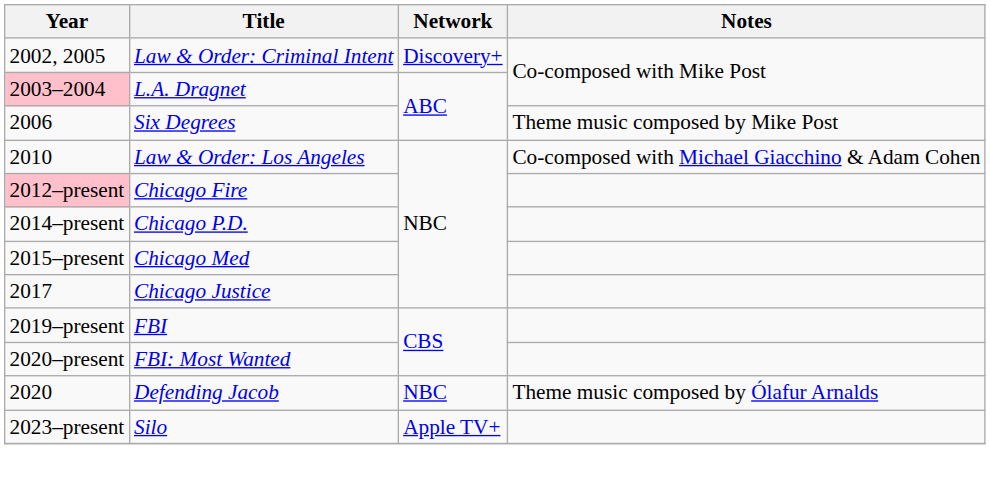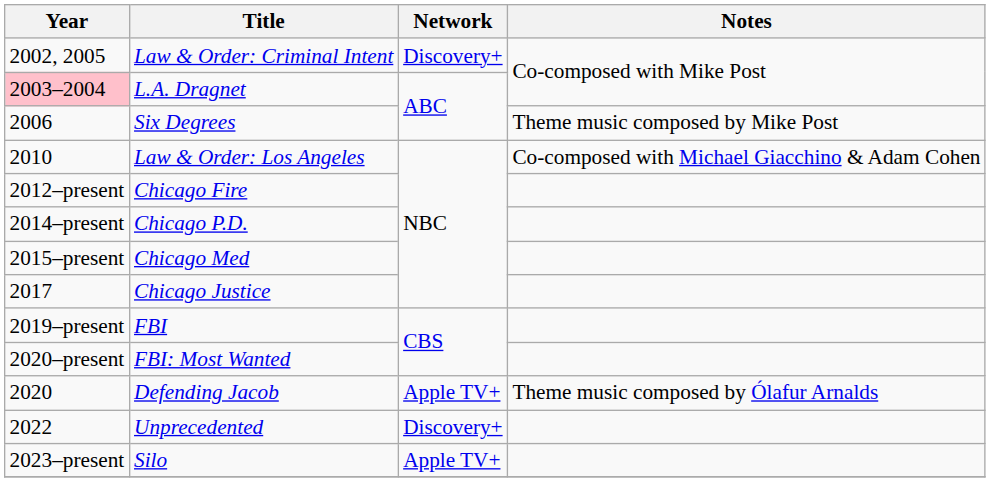(67, 190) pink background -> (67, 190) no background
(425, 392) NBC -> (452, 392) Apple TV+
+ row: (199, 426)
